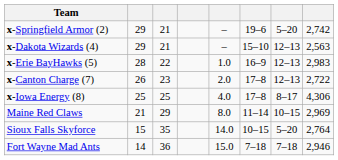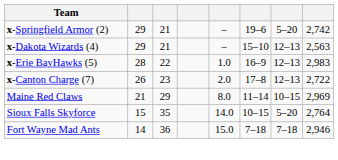- row: (46, 96)
